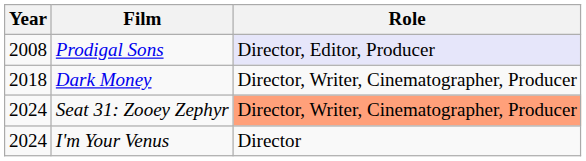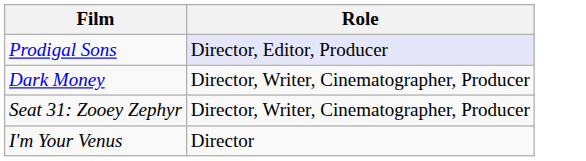- column: (28, 19)
(407, 110) lightsalmon background -> (360, 110) no background
